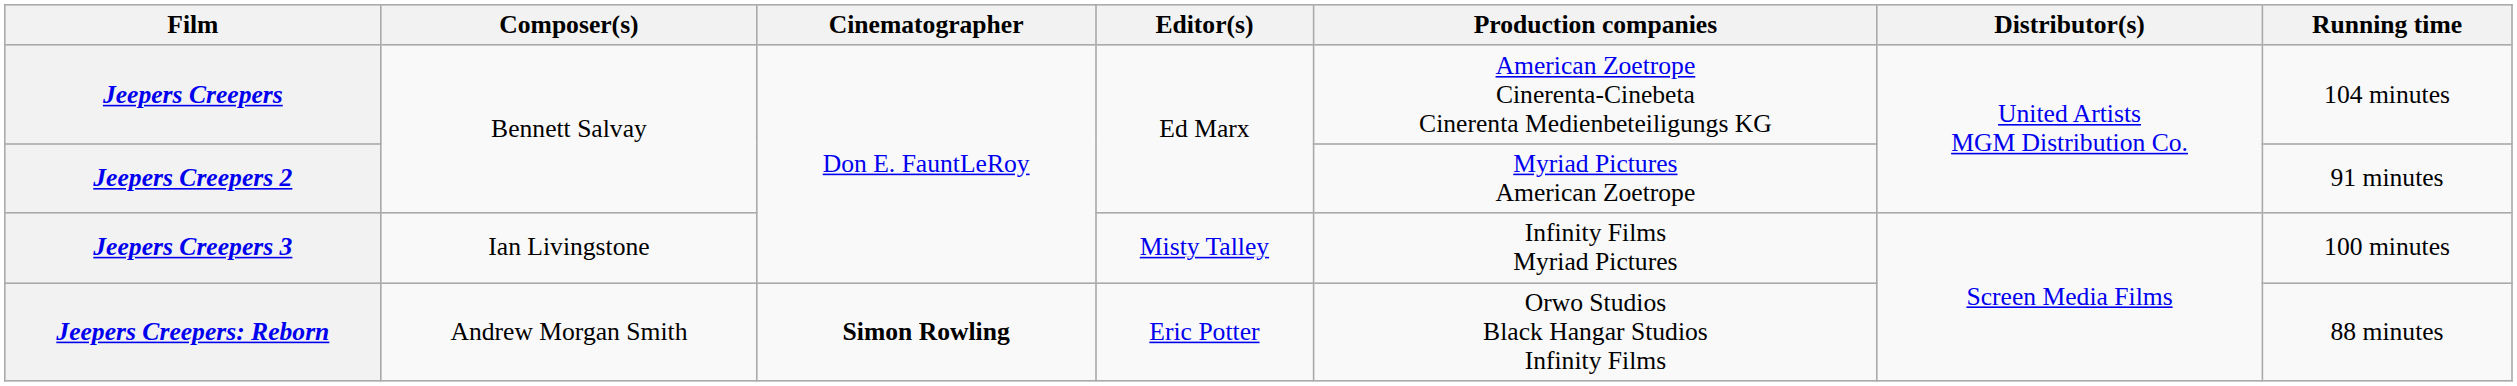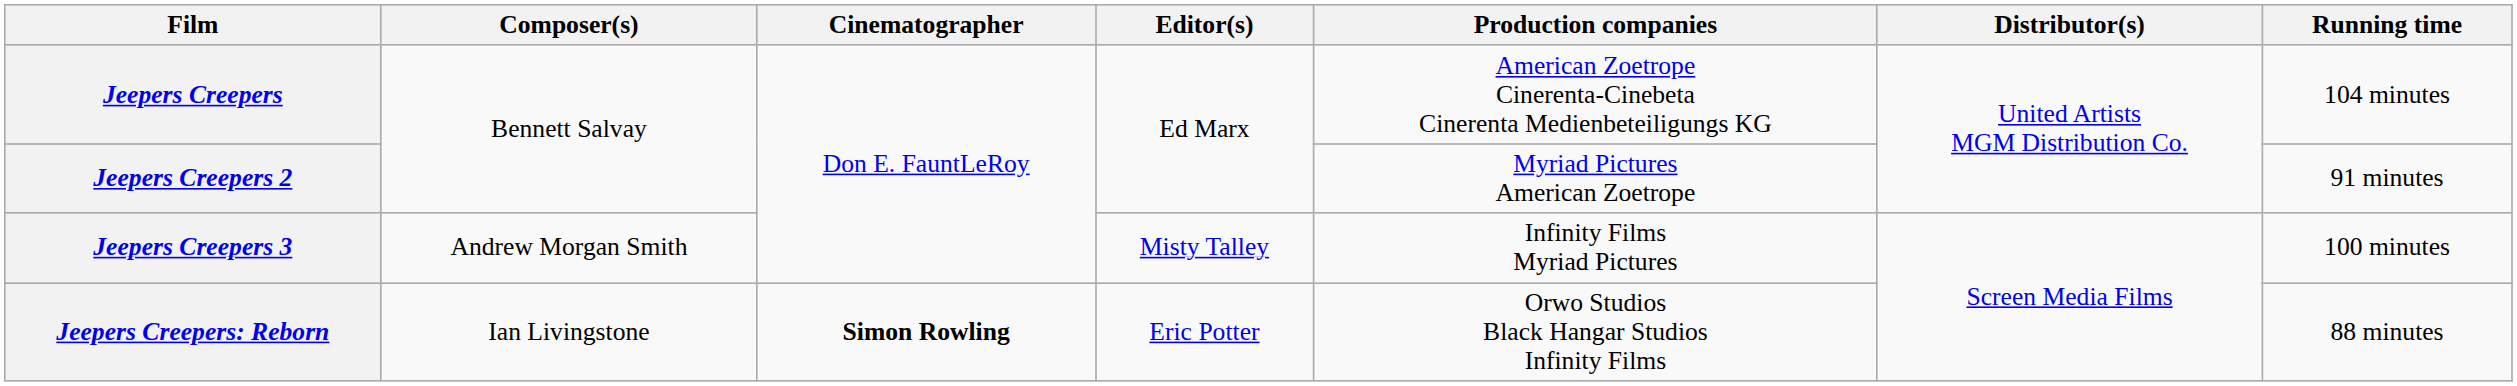(569, 247) Ian Livingstone -> (569, 247) Andrew Morgan Smith
(569, 331) Andrew Morgan Smith -> (569, 331) Ian Livingstone
